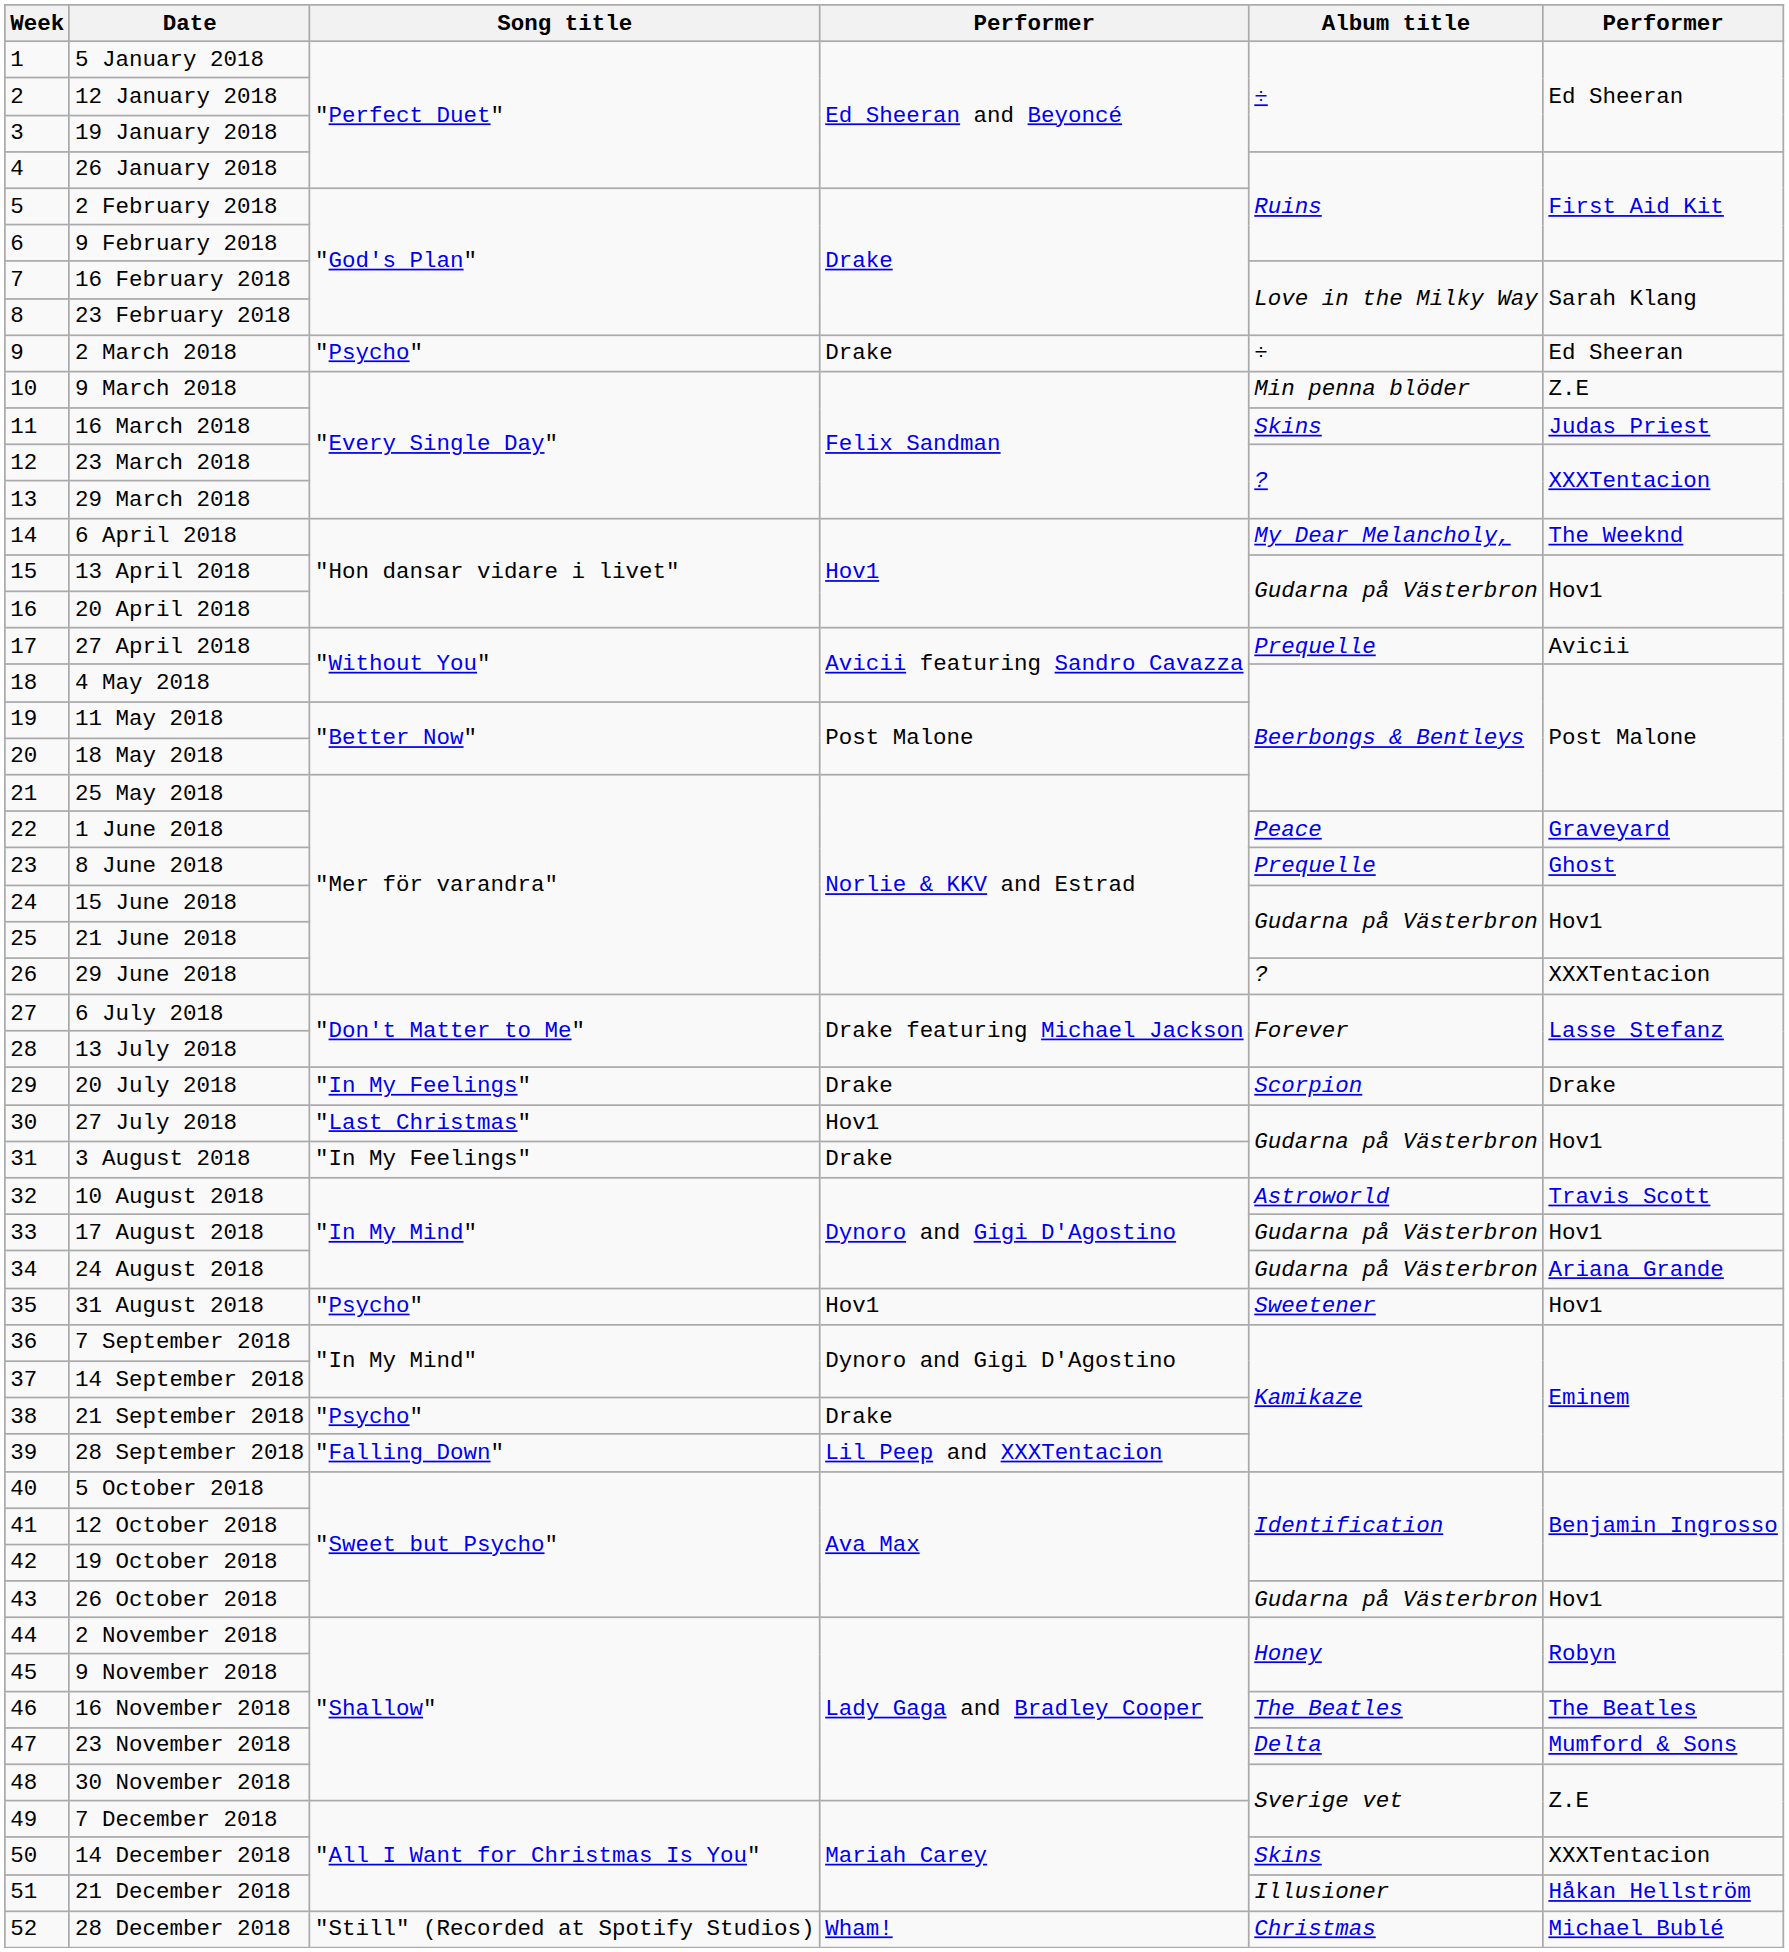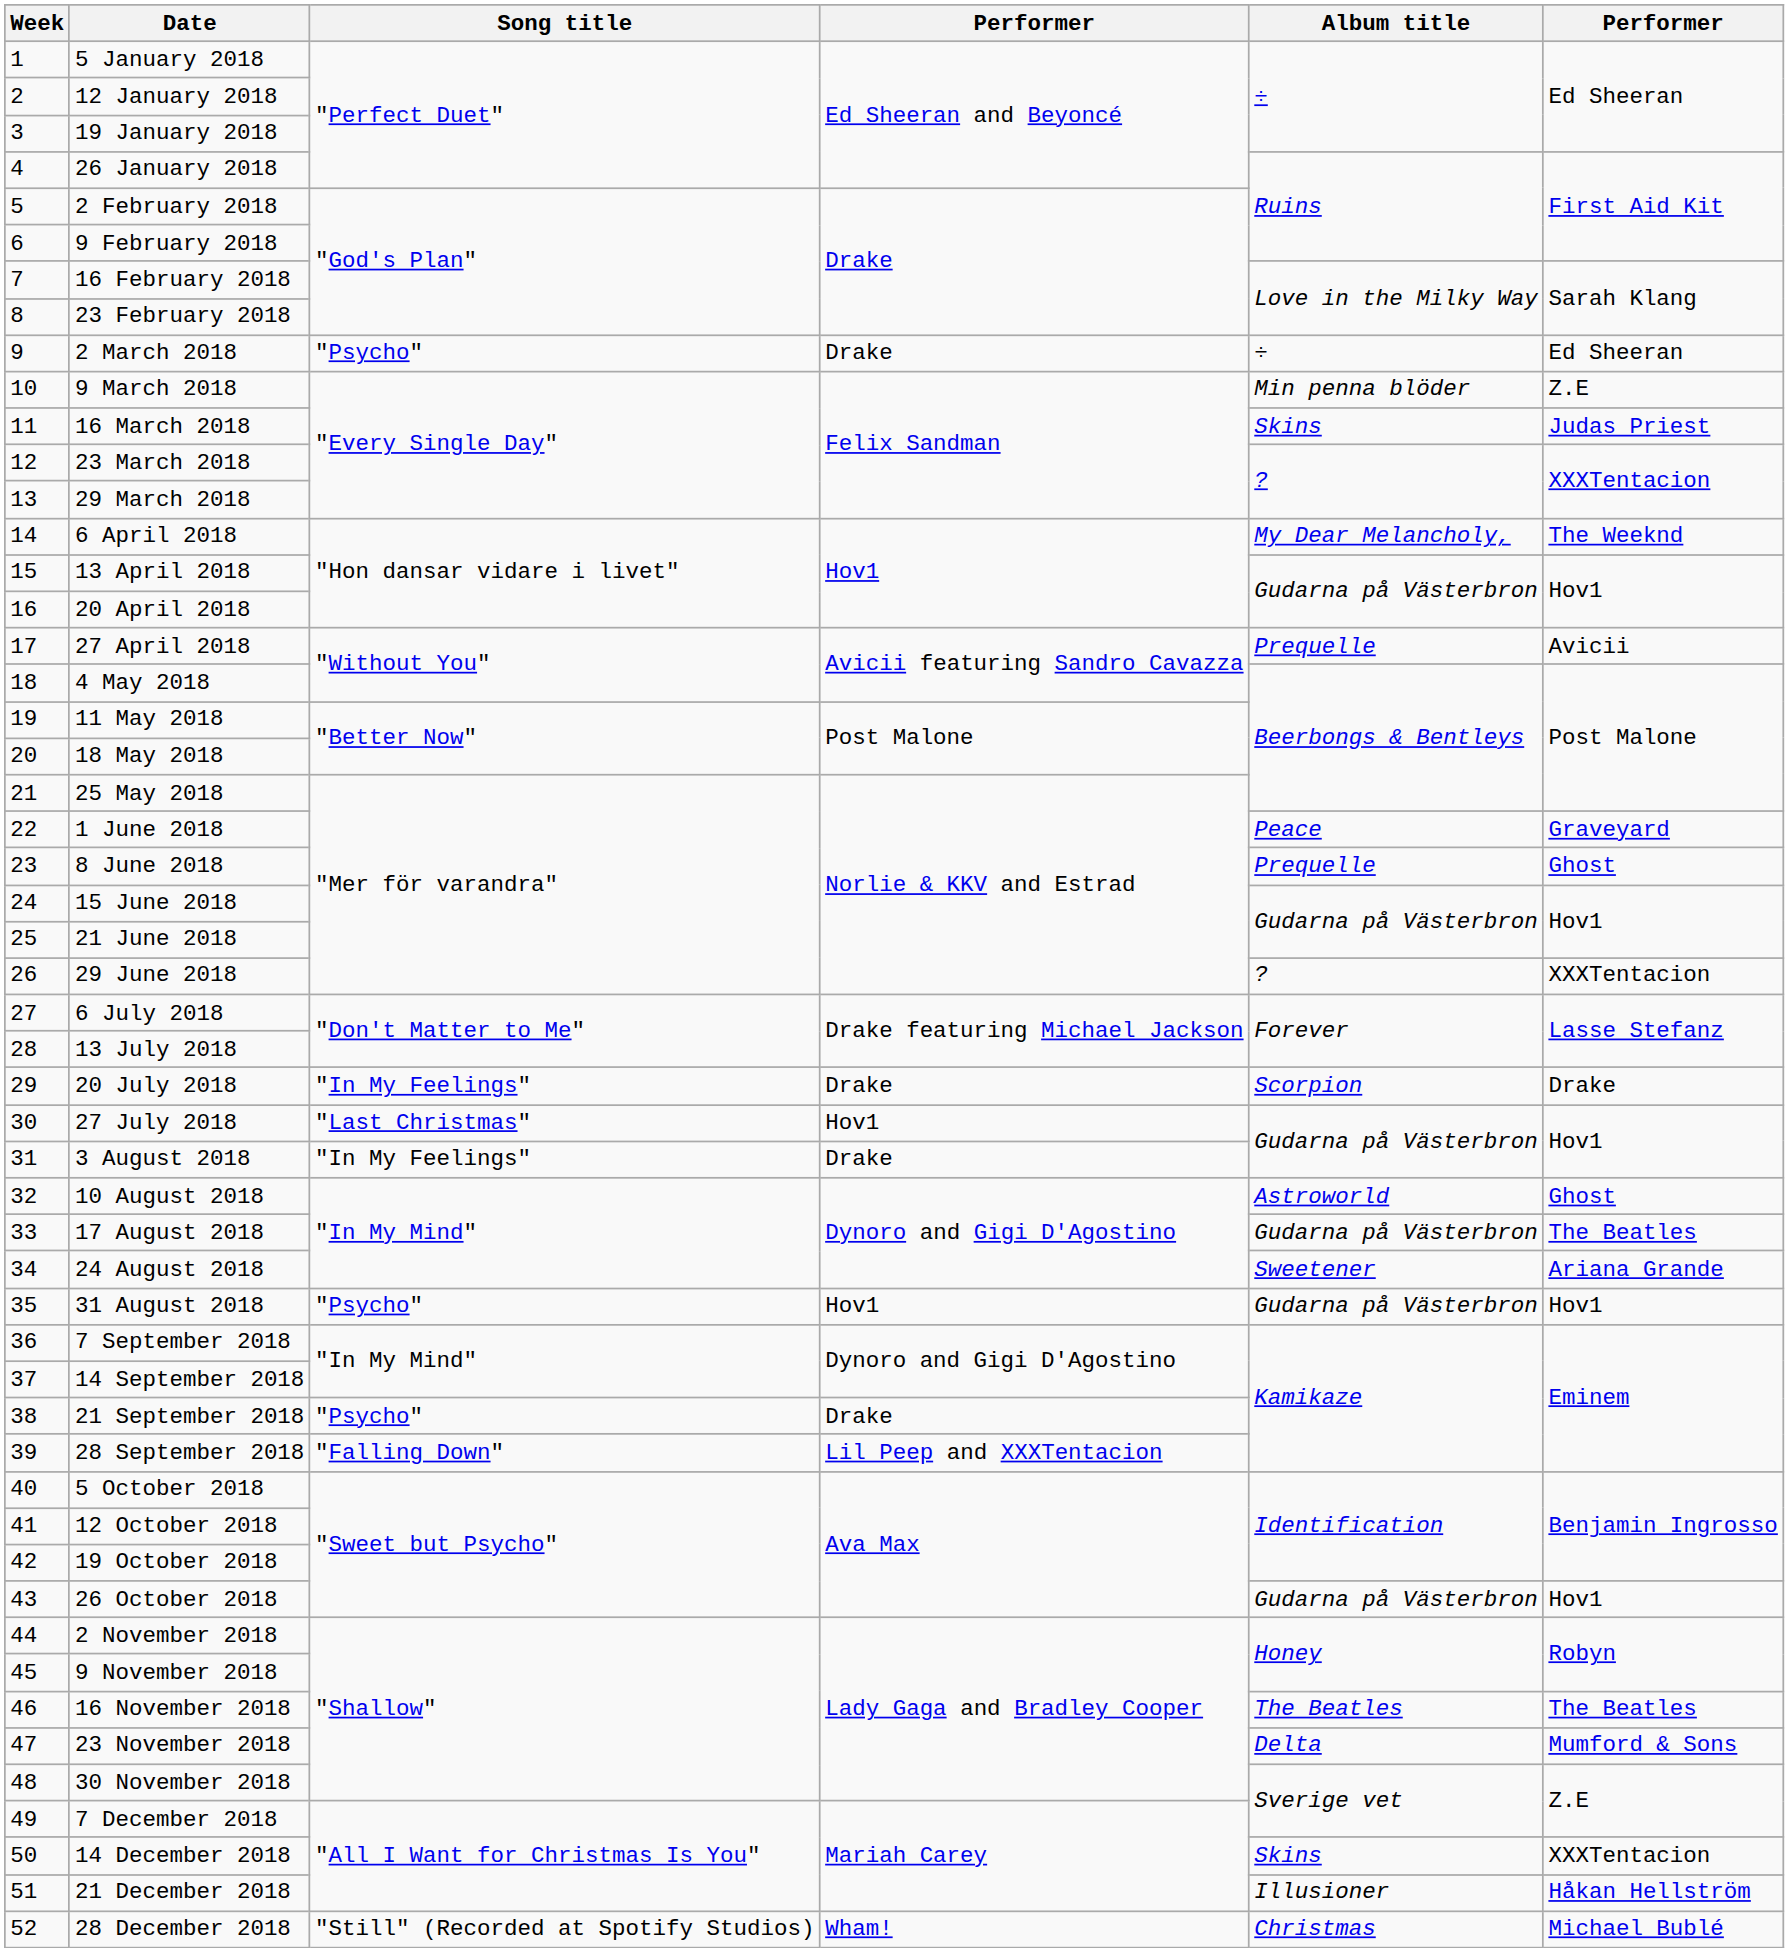(1629, 1196) Travis Scott -> (1582, 1196) Ghost
(1575, 1233) Hov1 -> (1623, 1233) The Beatles
(1396, 1269) Gudarna på Västerbron -> (1315, 1269) Sweetener
(1315, 1306) Sweetener -> (1396, 1306) Gudarna på Västerbron
